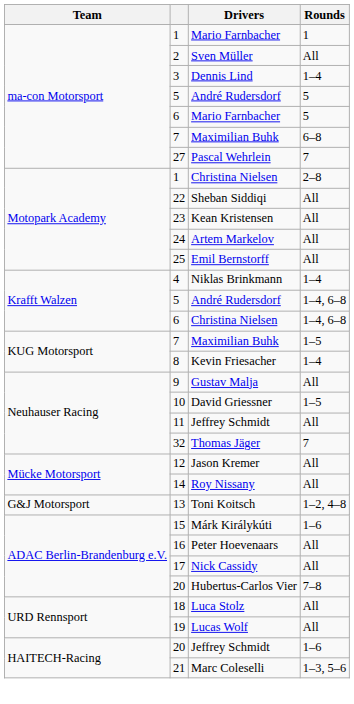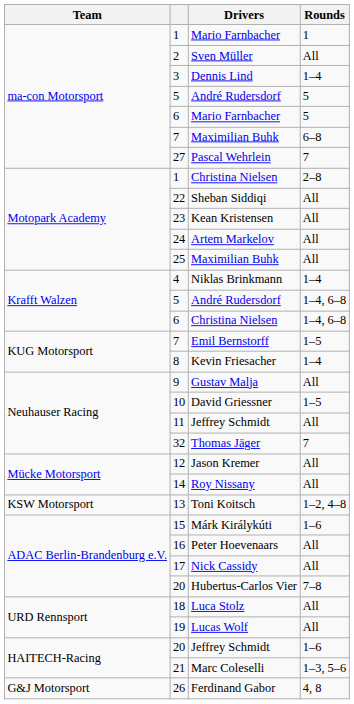(230, 259) Emil Bernstorff -> (235, 259) Maximilian Buhk
(235, 340) Maximilian Buhk -> (230, 340) Emil Bernstorff
(48, 504) G&J Motorsport -> (50, 504) KSW Motorsport
+ row: (179, 688)
